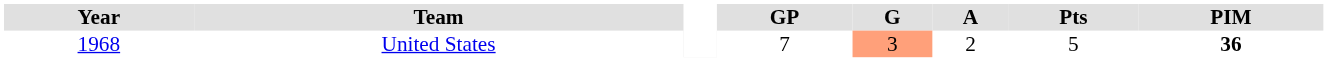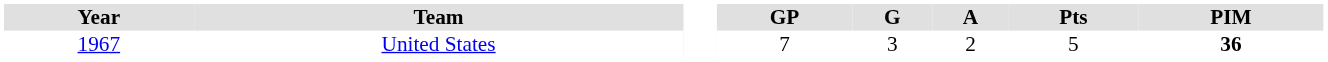(99, 43) 1968 -> (99, 43) 1967
(892, 43) lightsalmon background -> (892, 43) no background
